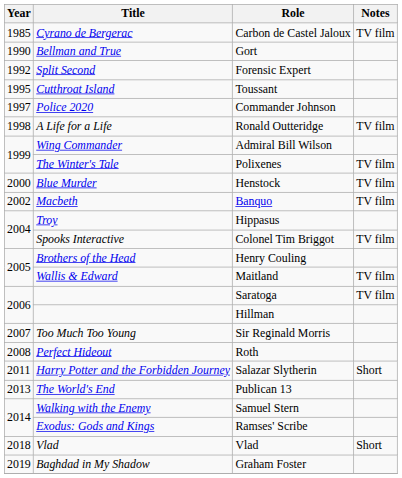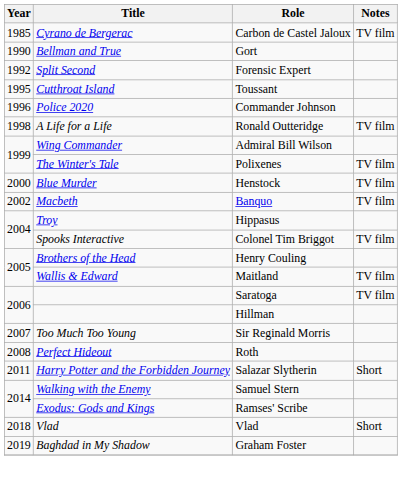(19, 107) 1997 -> (19, 107) 1996
- row: (263, 389)
